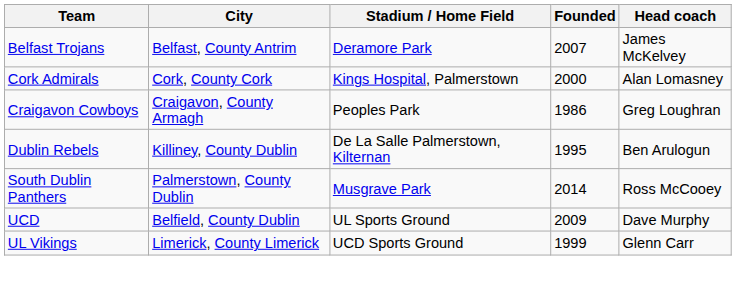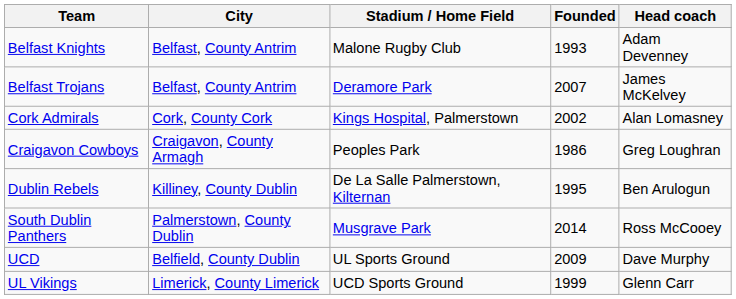+ row: (57, 47)
(570, 79) 2000 -> (570, 118) 2002
